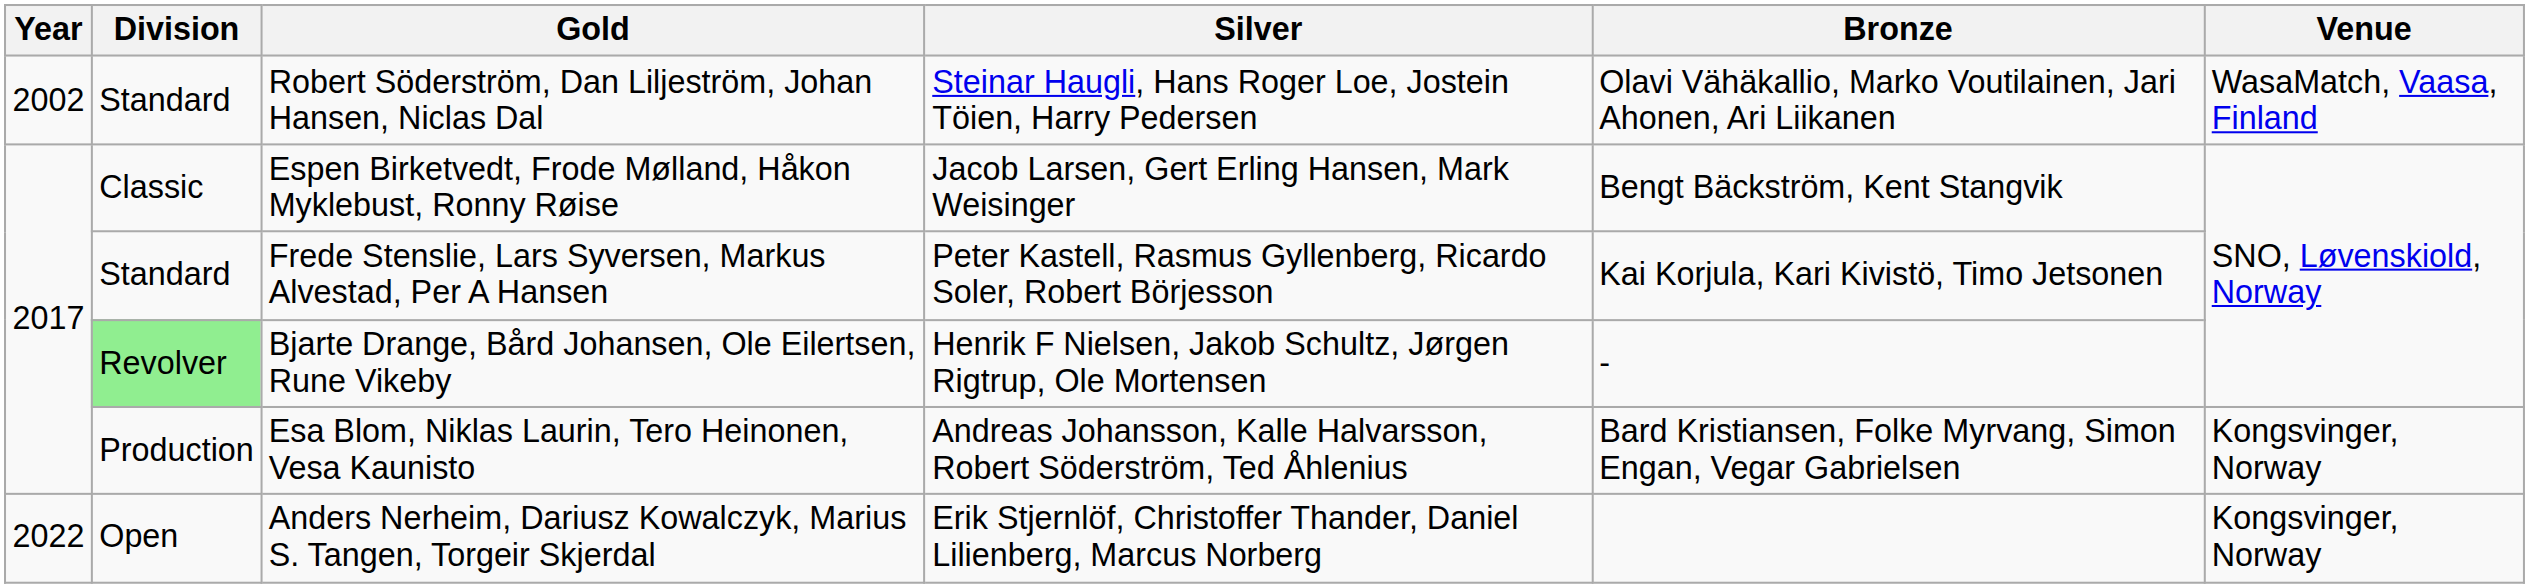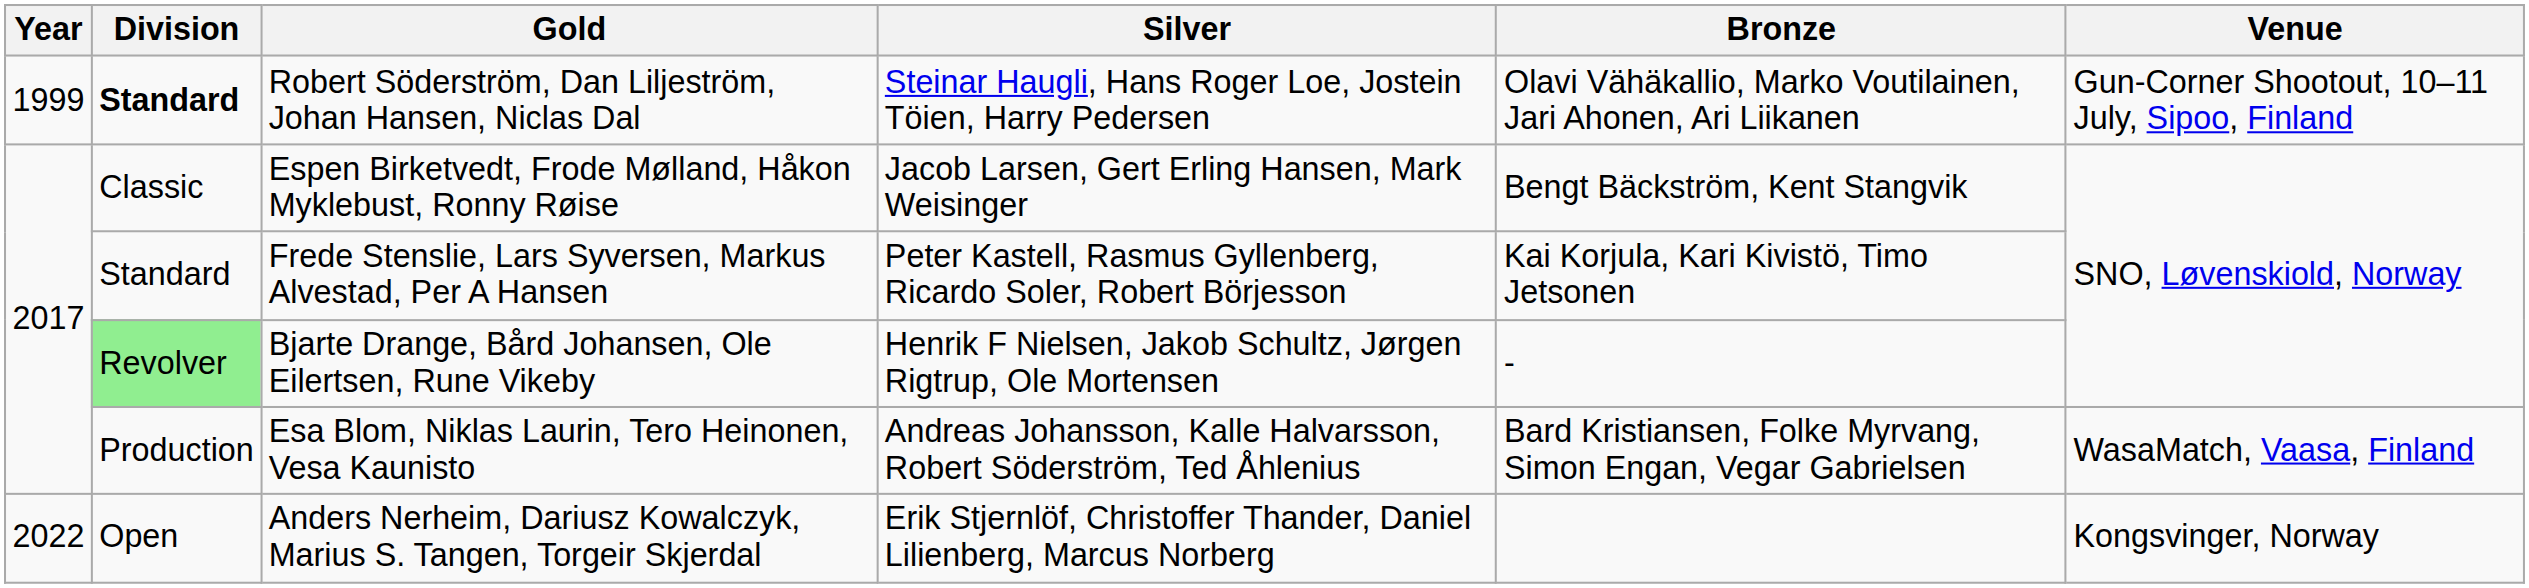(48, 99) 2002 -> (48, 99) 1999
(165, 99) normal -> (169, 99) bold
(2355, 99) WasaMatch, Vaasa, Finland -> (2281, 99) Gun-Corner Shootout, 10–11 July, Sipoo, Finland
(2305, 450) Kongsvinger, Norway -> (2274, 450) WasaMatch, Vaasa, Finland
